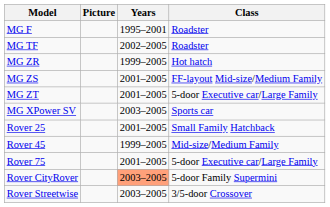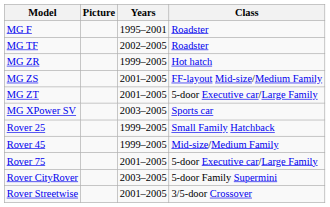(143, 128) 2001–2005 -> (143, 128) 1999–2005
(143, 177) lightsalmon background -> (143, 177) no background
(143, 194) 2003–2005 -> (143, 194) 2001–2005
